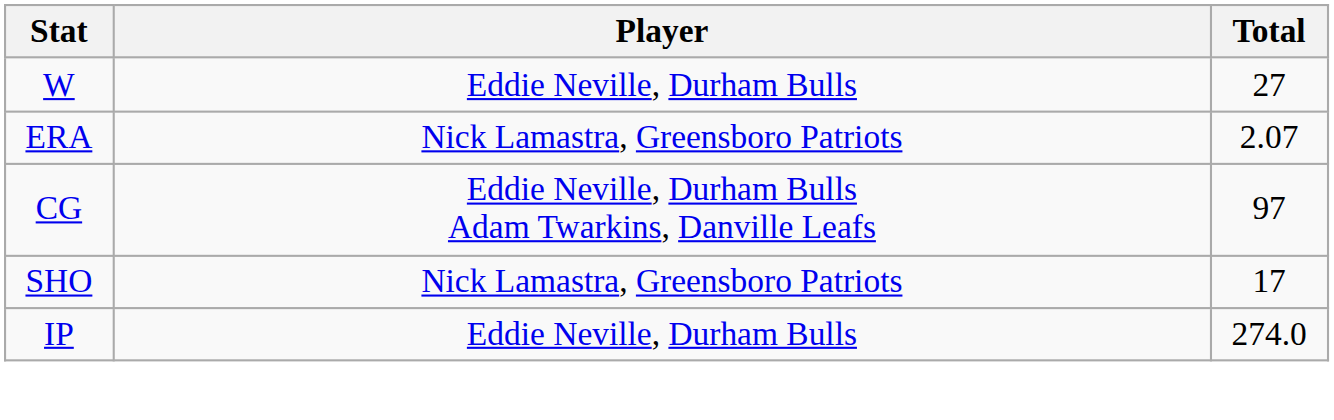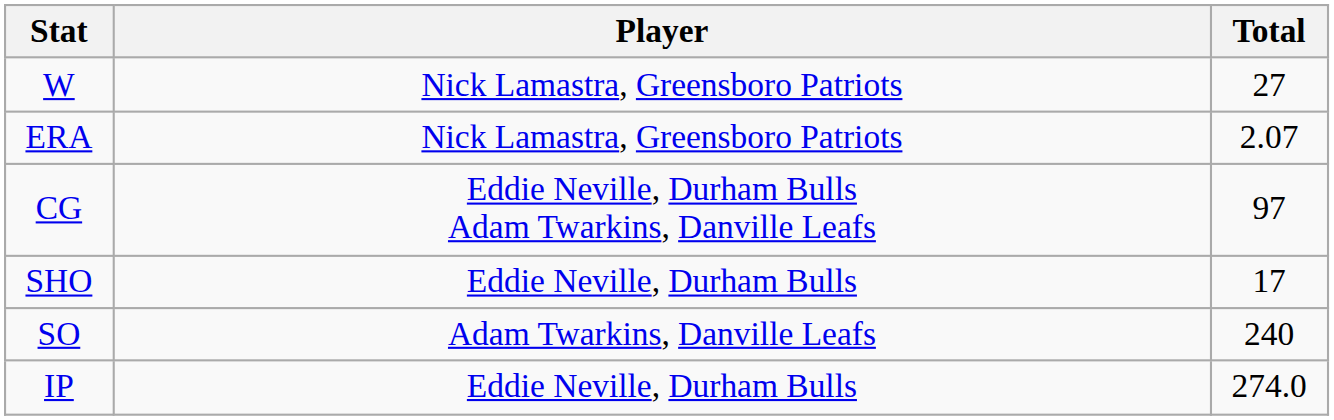(662, 84) Eddie Neville, Durham Bulls -> (662, 84) Nick Lamastra, Greensboro Patriots
(662, 280) Nick Lamastra, Greensboro Patriots -> (662, 280) Eddie Neville, Durham Bulls
+ row: (59, 333)
